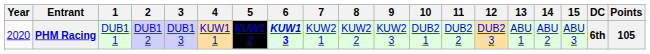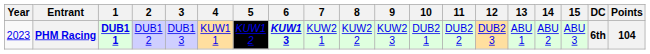(19, 35) 2020 -> (19, 35) 2023
(115, 35) normal -> (115, 35) bold
(626, 35) 105 -> (627, 35) 104
